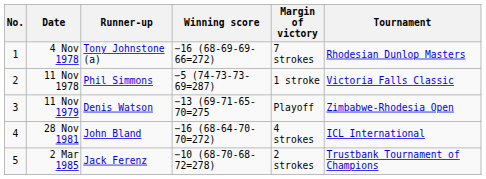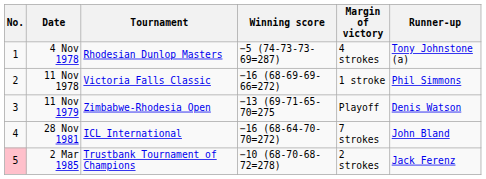columns swapped: (402, 23) <-> (127, 23)
(215, 55) −16 (68-69-69-66=272) -> (278, 55) −5 (74-73-73-69=287)
(294, 55) 7 strokes -> (359, 55) 4 strokes
(212, 82) −5 (74-73-73-69=287) -> (281, 82) −16 (68-69-69-66=272)
(294, 135) 4 strokes -> (359, 135) 7 strokes
(15, 161) no background -> (15, 161) pink background
